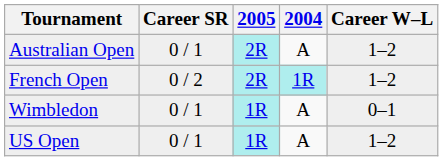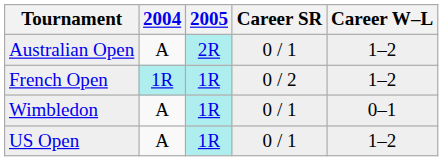columns swapped: (303, 19) <-> (186, 19)
(256, 79) 2R -> (209, 79) 1R
